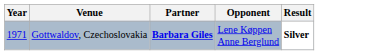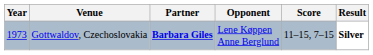+ column: (309, 13)
(17, 35) 1971 -> (17, 35) 1973
